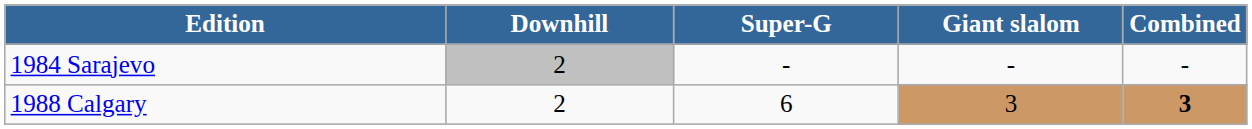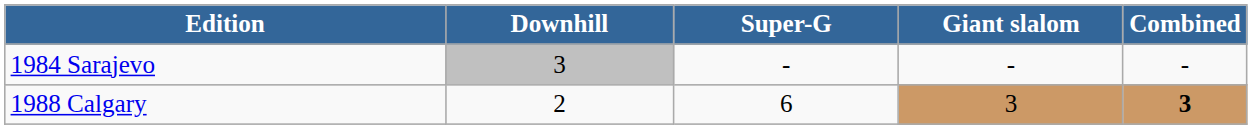(559, 64) 2 -> (559, 64) 3
